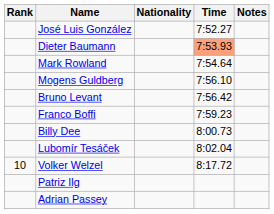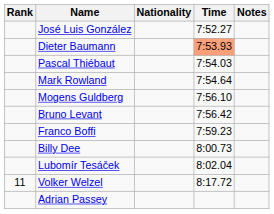+ row: (76, 64)
(20, 166) 10 -> (20, 183) 11
- row: (59, 183)
